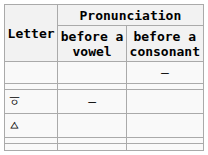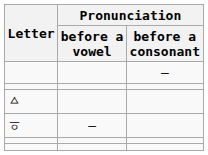rows swapped: (14, 125) <-> (14, 101)
